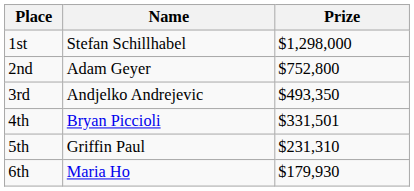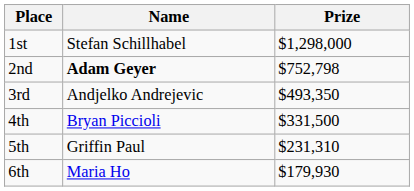(109, 69) normal -> (111, 69) bold
(309, 69) $752,800 -> (309, 69) $752,798
(309, 120) $331,501 -> (309, 120) $331,500
